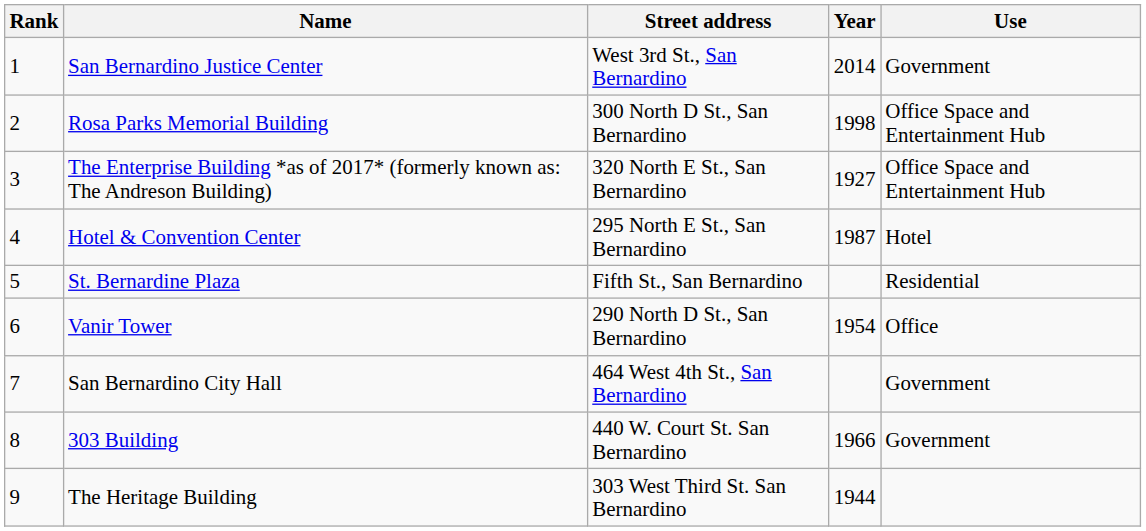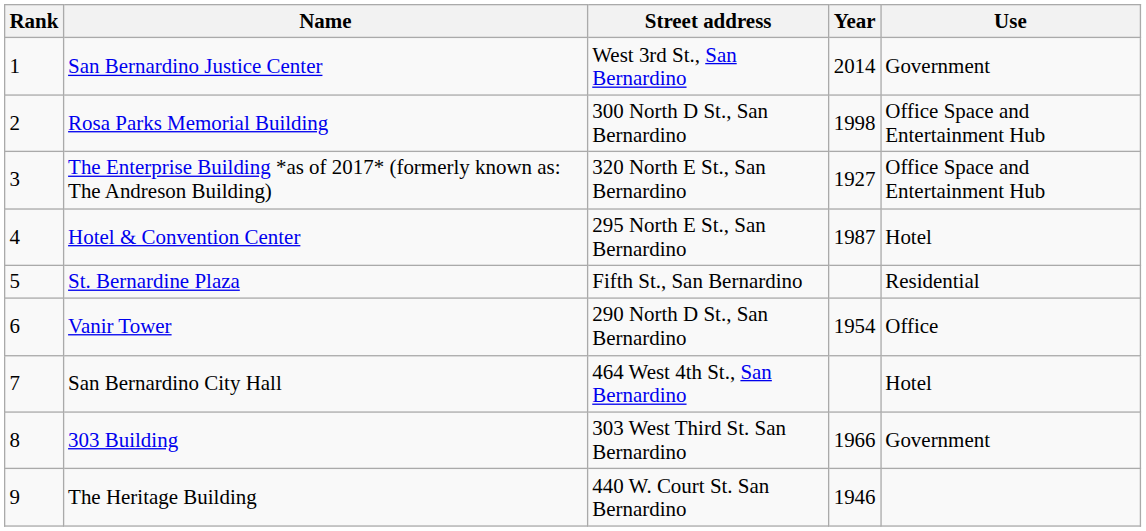(938, 383) Government -> (909, 383) Hotel
(681, 440) 440 W. Court St. San Bernardino -> (689, 440) 303 West Third St. San Bernardino
(689, 497) 303 West Third St. San Bernardino -> (681, 497) 440 W. Court St. San Bernardino
(855, 497) 1944 -> (855, 497) 1946
